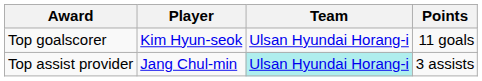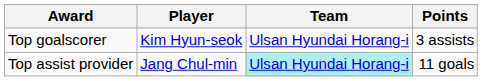(446, 40) 11 goals -> (445, 40) 3 assists
(445, 64) 3 assists -> (446, 64) 11 goals
